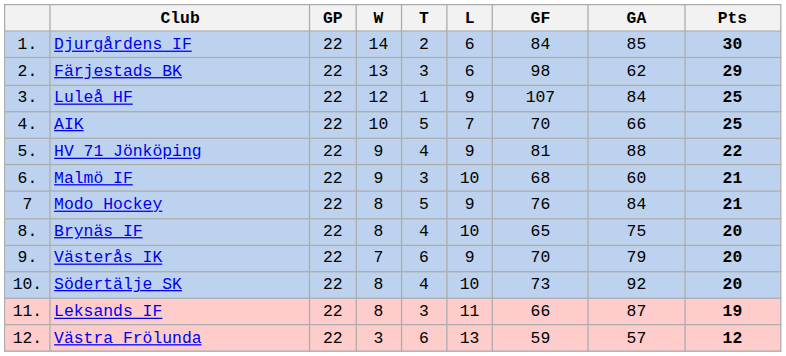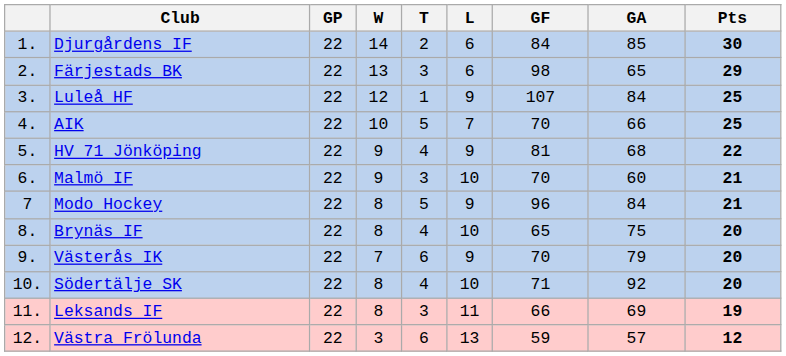(636, 71) 62 -> (636, 71) 65
(636, 151) 88 -> (636, 151) 68
(540, 178) 68 -> (540, 178) 70
(540, 205) 76 -> (540, 205) 96
(540, 285) 73 -> (540, 285) 71
(636, 312) 87 -> (636, 312) 69
